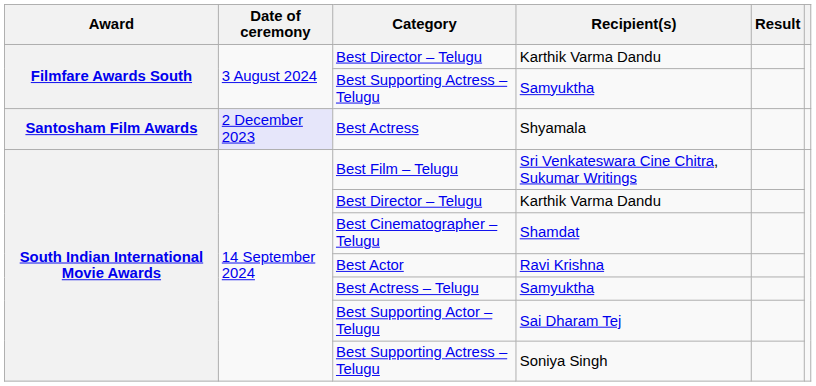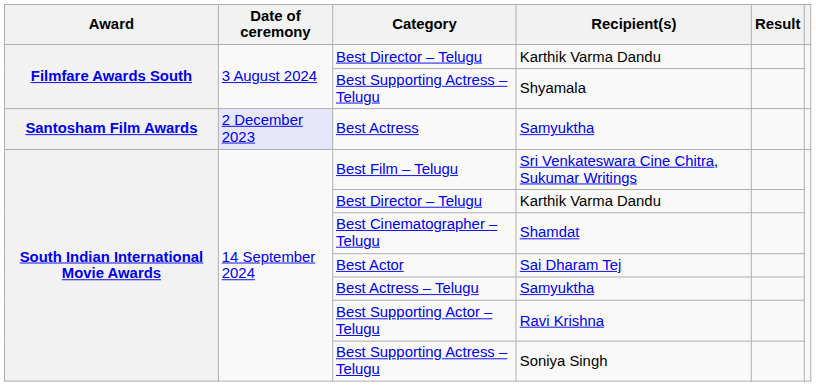(557, 88) Samyuktha -> (553, 88) Shyamala
(553, 128) Shyamala -> (557, 128) Samyuktha
(562, 265) Ravi Krishna -> (570, 265) Sai Dharam Tej
(570, 320) Sai Dharam Tej -> (562, 320) Ravi Krishna
